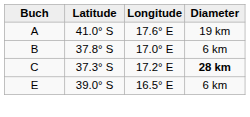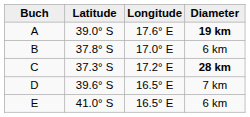(95, 31) 41.0° S -> (95, 31) 39.0° S
(215, 31) normal -> (215, 31) bold
+ row: (34, 85)
(95, 85) 39.0° S -> (95, 103) 41.0° S
